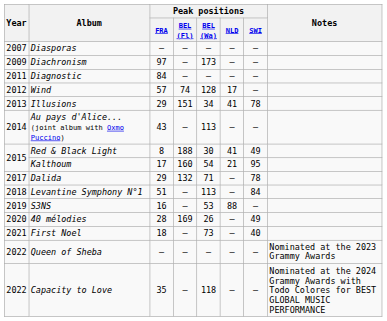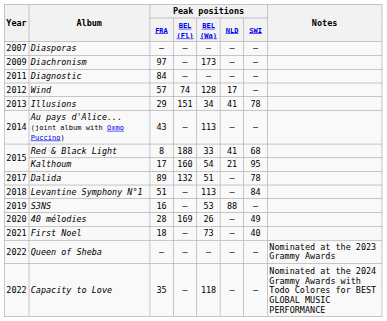(209, 151) 30 -> (209, 151) 33
(256, 151) 49 -> (256, 151) 68
(161, 178) 29 -> (161, 178) 89
(209, 178) 71 -> (209, 178) 51
